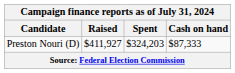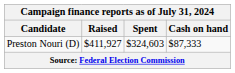(145, 44) $324,203 -> (145, 44) $324,603
